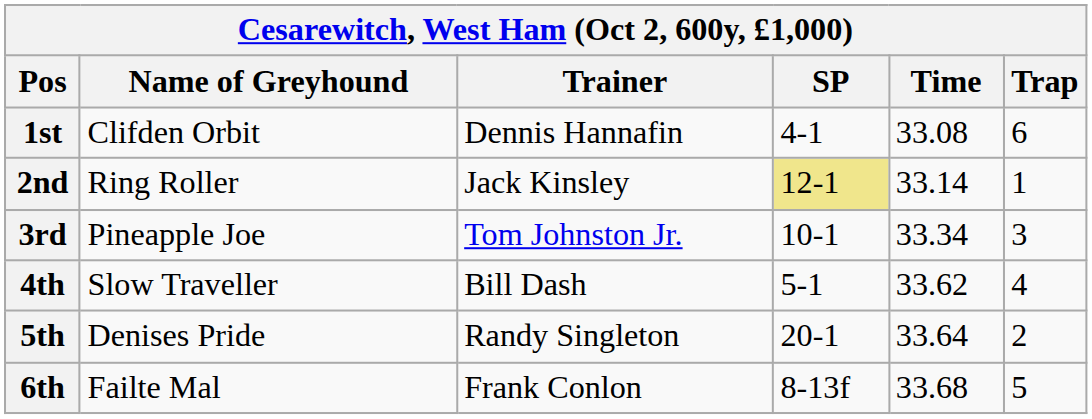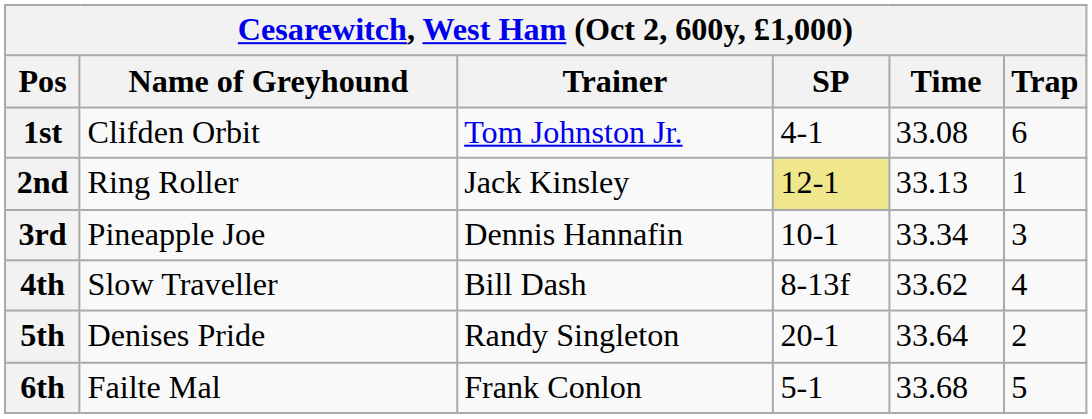(574, 132) Dennis Hannafin -> (573, 132) Tom Johnston Jr.
(932, 183) 33.14 -> (932, 183) 33.13
(573, 234) Tom Johnston Jr. -> (574, 234) Dennis Hannafin
(802, 285) 5-1 -> (815, 285) 8-13f
(815, 387) 8-13f -> (802, 387) 5-1
